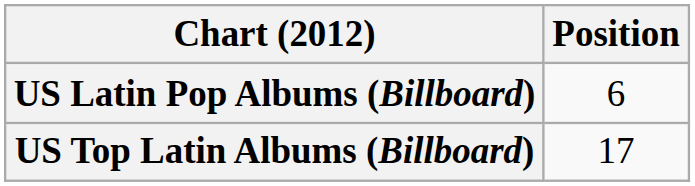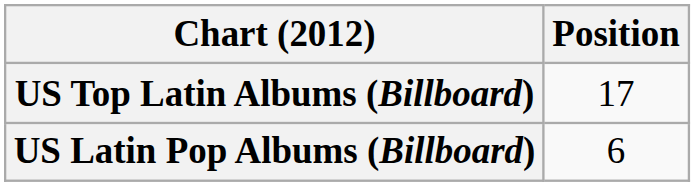rows swapped: (274, 151) <-> (275, 92)
